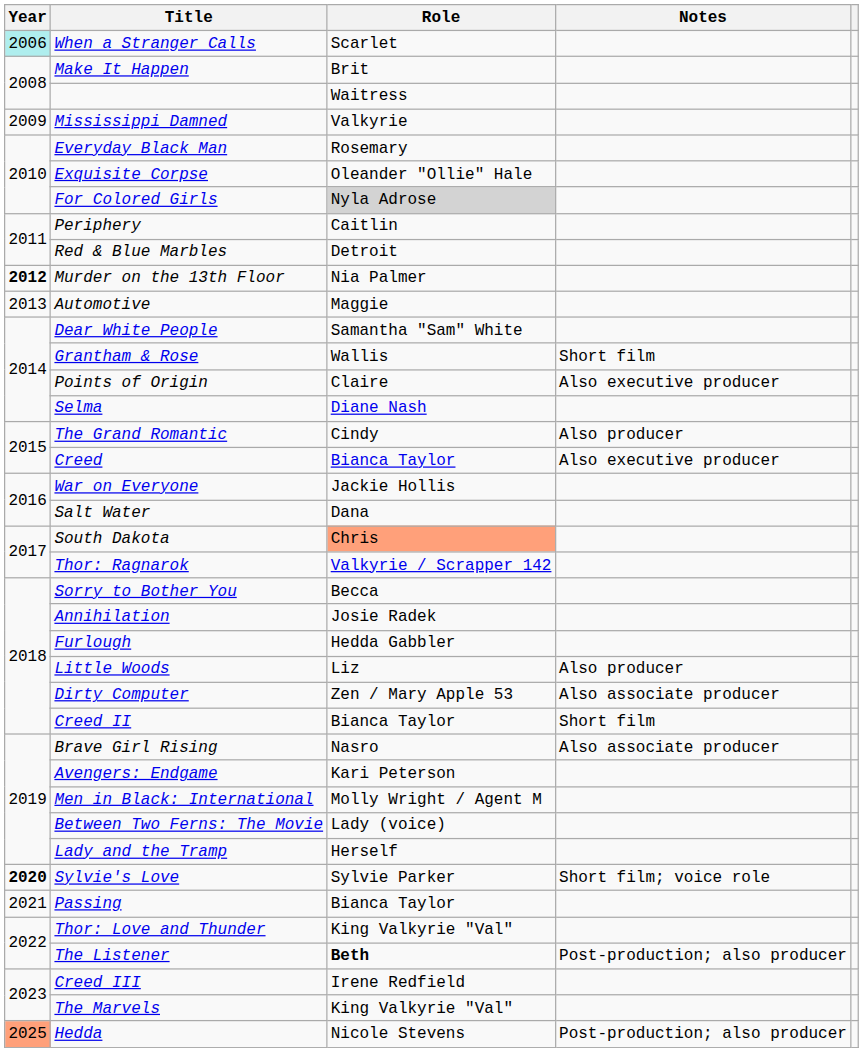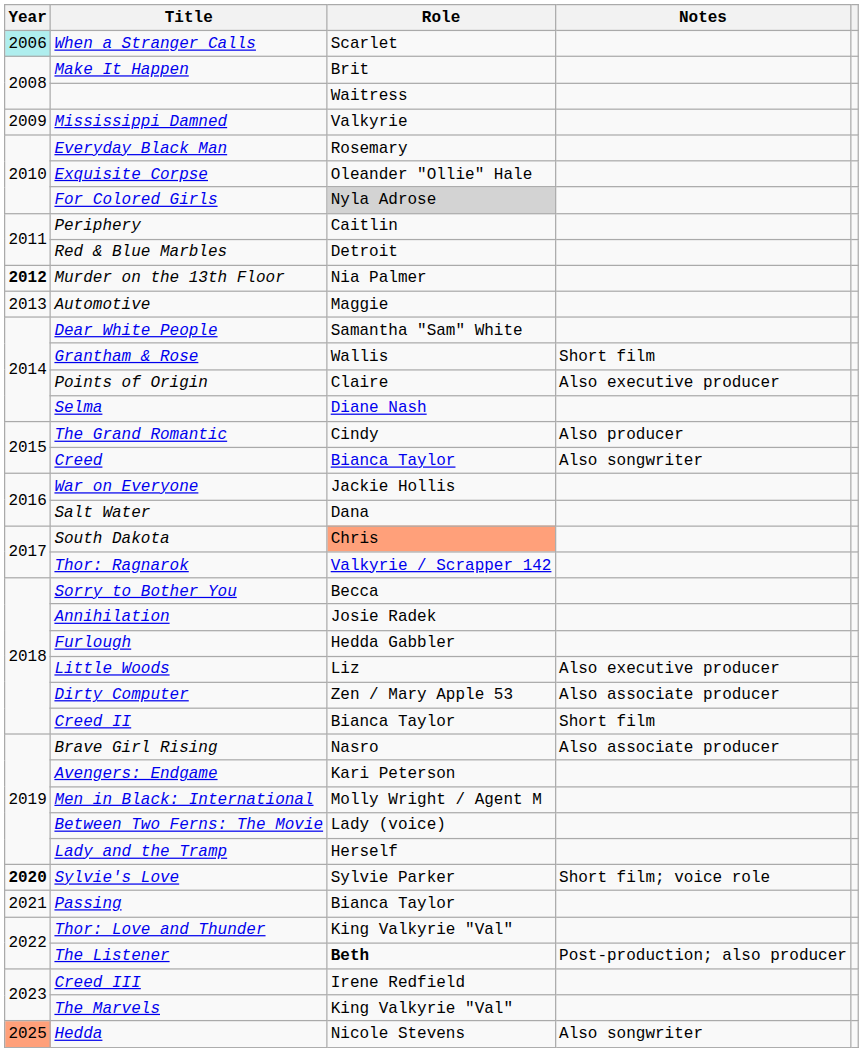(669, 461) Also executive producer -> (631, 461) Also songwriter
(621, 669) Also producer -> (669, 669) Also executive producer
(703, 1034) Post-production; also producer -> (631, 1034) Also songwriter
